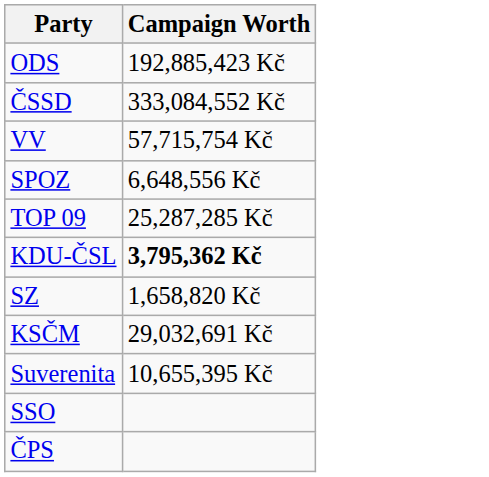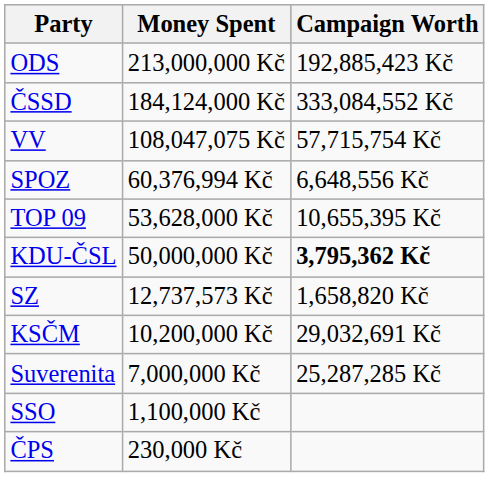+ column: (206, 23)
(200, 218) 25,287,285 Kč -> (369, 218) 10,655,395 Kč
(200, 373) 10,655,395 Kč -> (369, 373) 25,287,285 Kč
